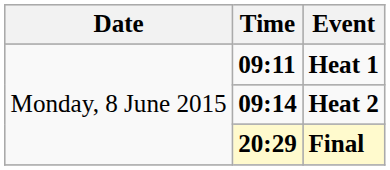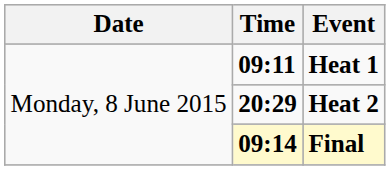(268, 104) 09:14 -> (268, 104) 20:29
(268, 143) 20:29 -> (268, 143) 09:14
